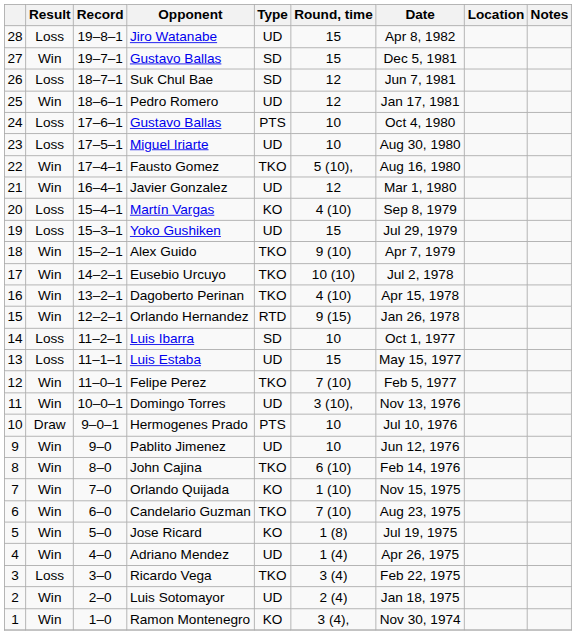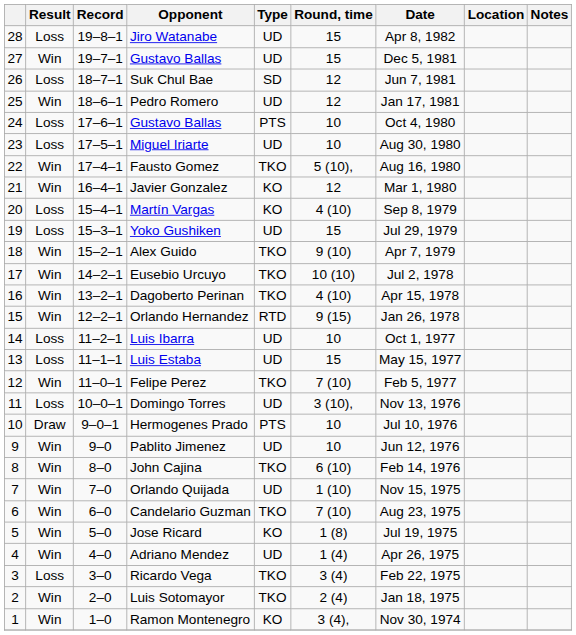(273, 58) SD -> (273, 58) UD
(273, 187) UD -> (273, 187) KO
(273, 338) SD -> (273, 338) UD
(50, 403) Win -> (50, 403) Loss
(273, 489) KO -> (273, 489) UD
(273, 597) UD -> (273, 597) TKO
